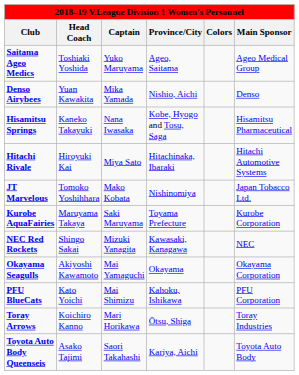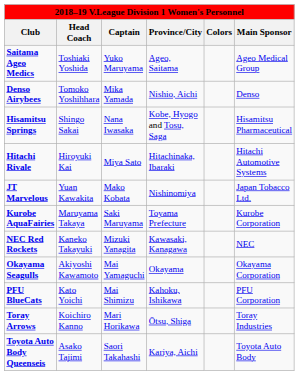(76, 94) Yuan Kawakita -> (79, 94) Tomoko Yoshihhara
(75, 125) Kaneko Takayuki -> (71, 125) Shingo Sakai
(79, 193) Tomoko Yoshihhara -> (76, 193) Yuan Kawakita
(71, 244) Shingo Sakai -> (75, 244) Kaneko Takayuki
